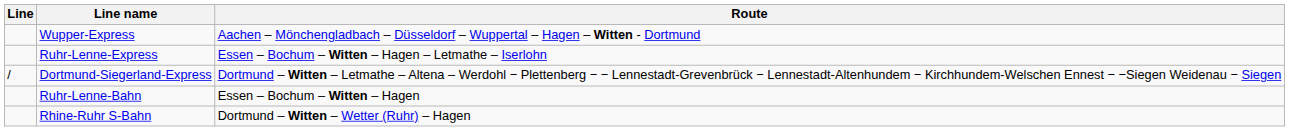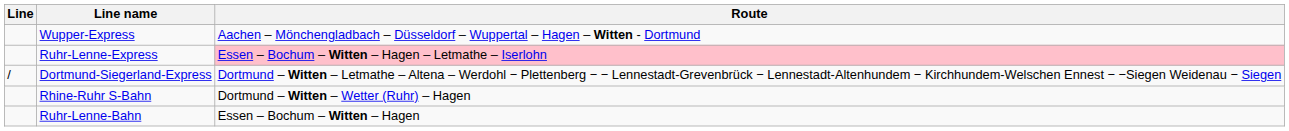(382, 55) no background -> (382, 55) pink background
rows swapped: (90, 95) <-> (95, 116)
